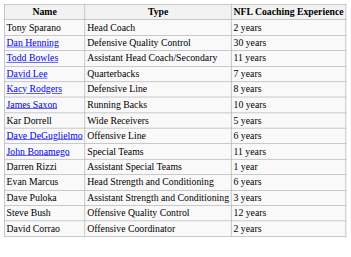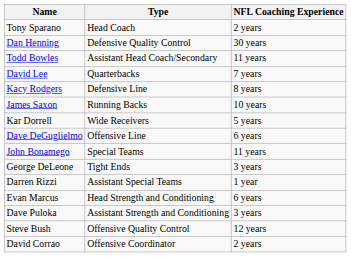+ row: (40, 167)
